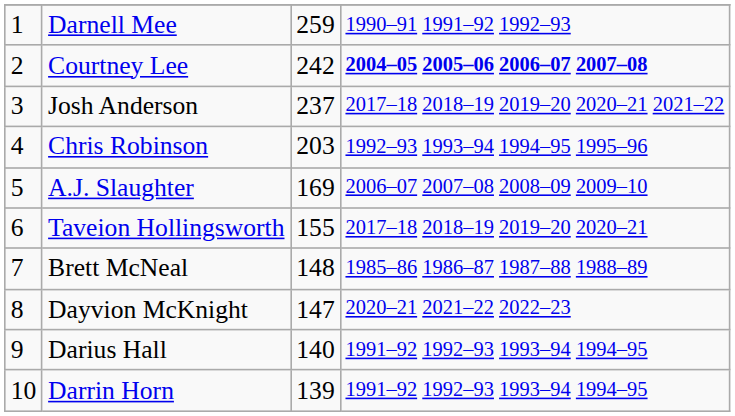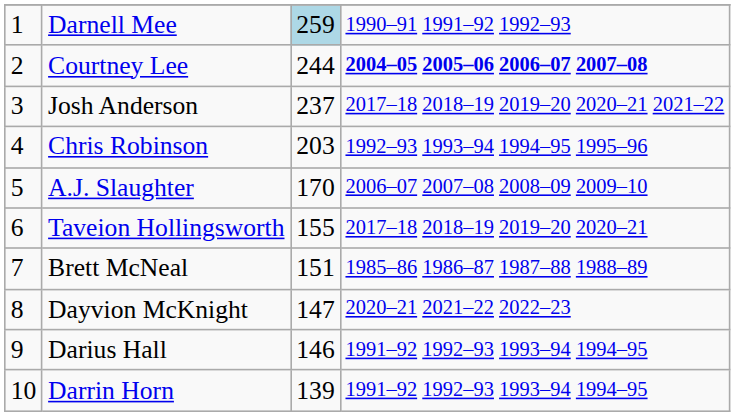(316, 24) no background -> (316, 24) lightblue background
(316, 65) 242 -> (316, 65) 244
(316, 187) 169 -> (316, 187) 170
(316, 268) 148 -> (316, 268) 151
(316, 349) 140 -> (316, 349) 146
